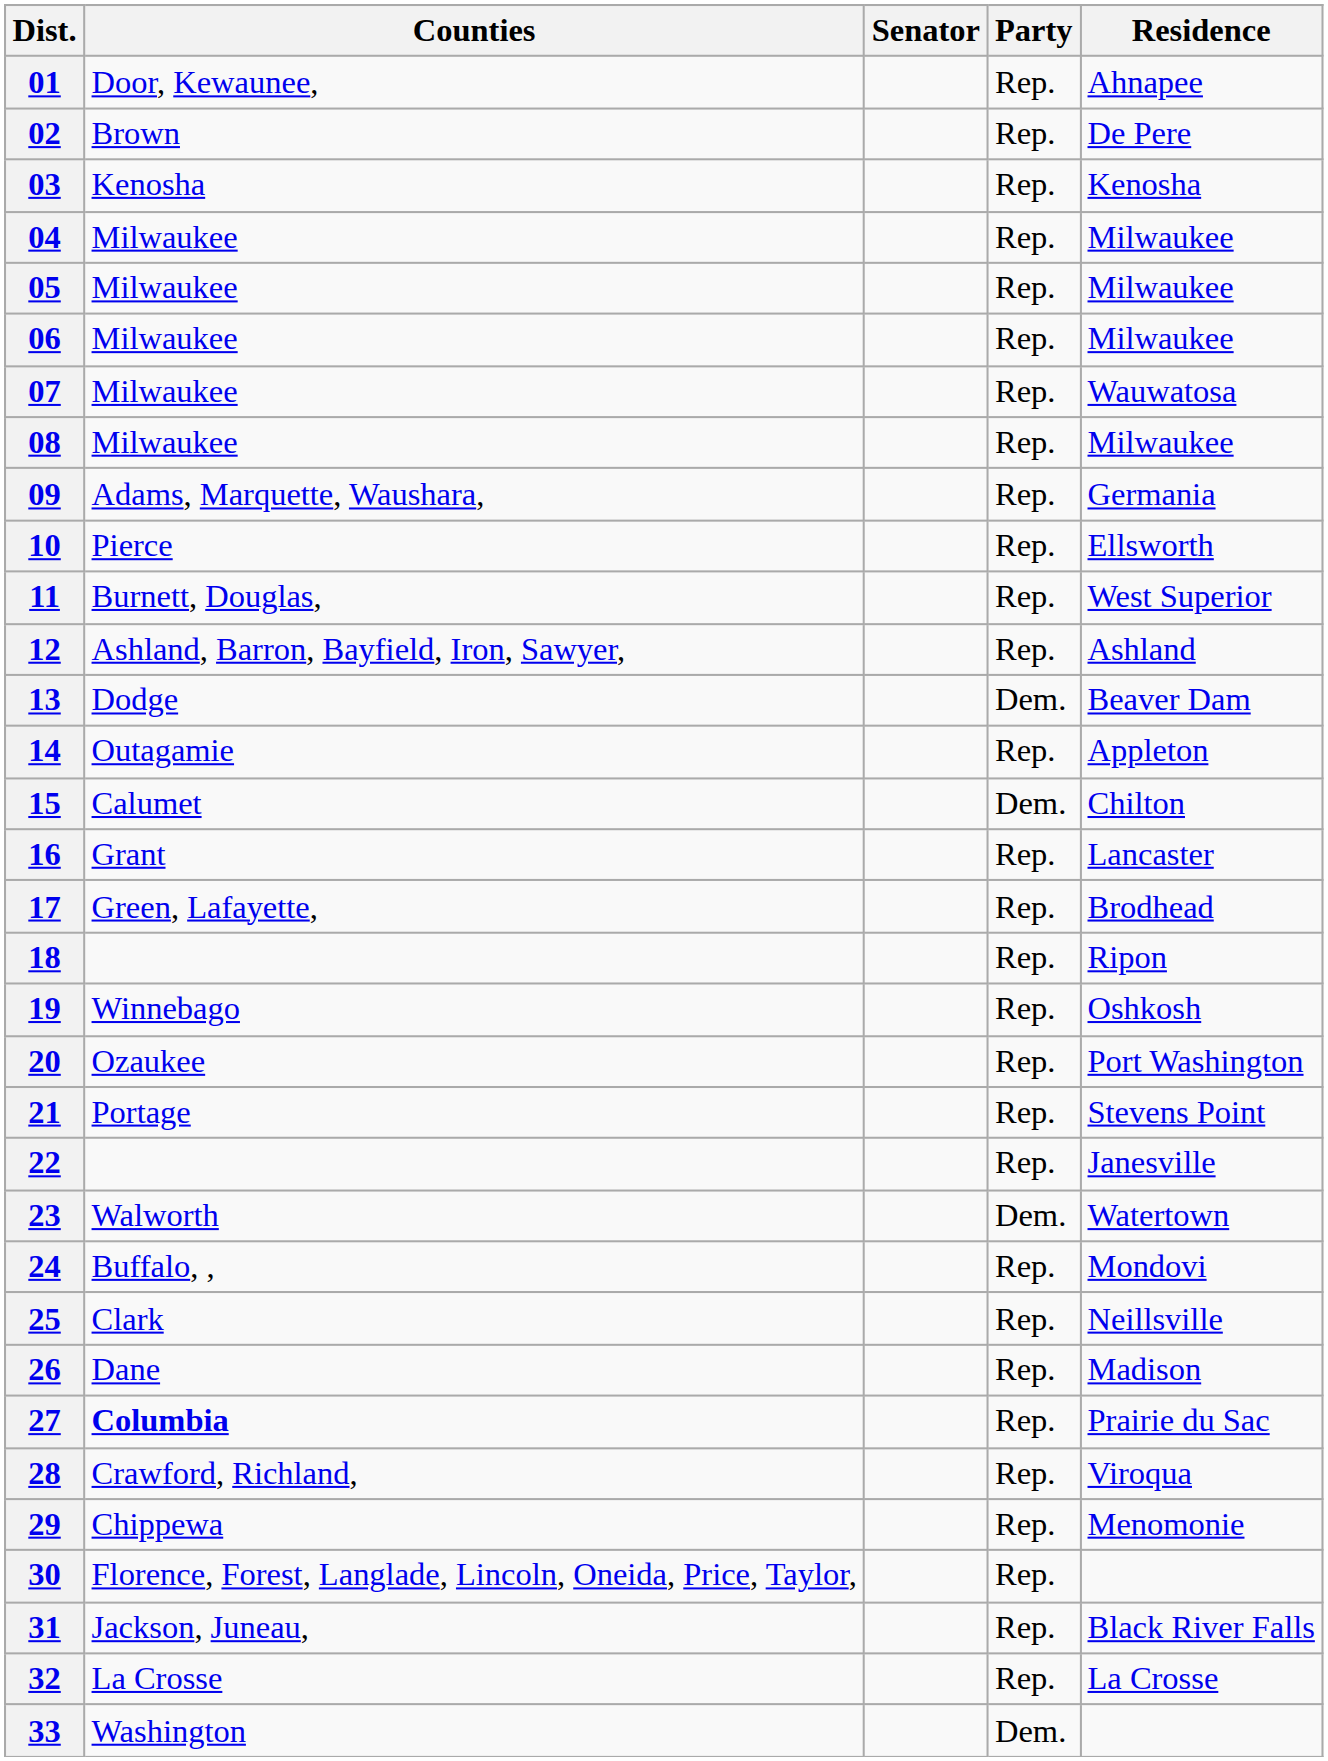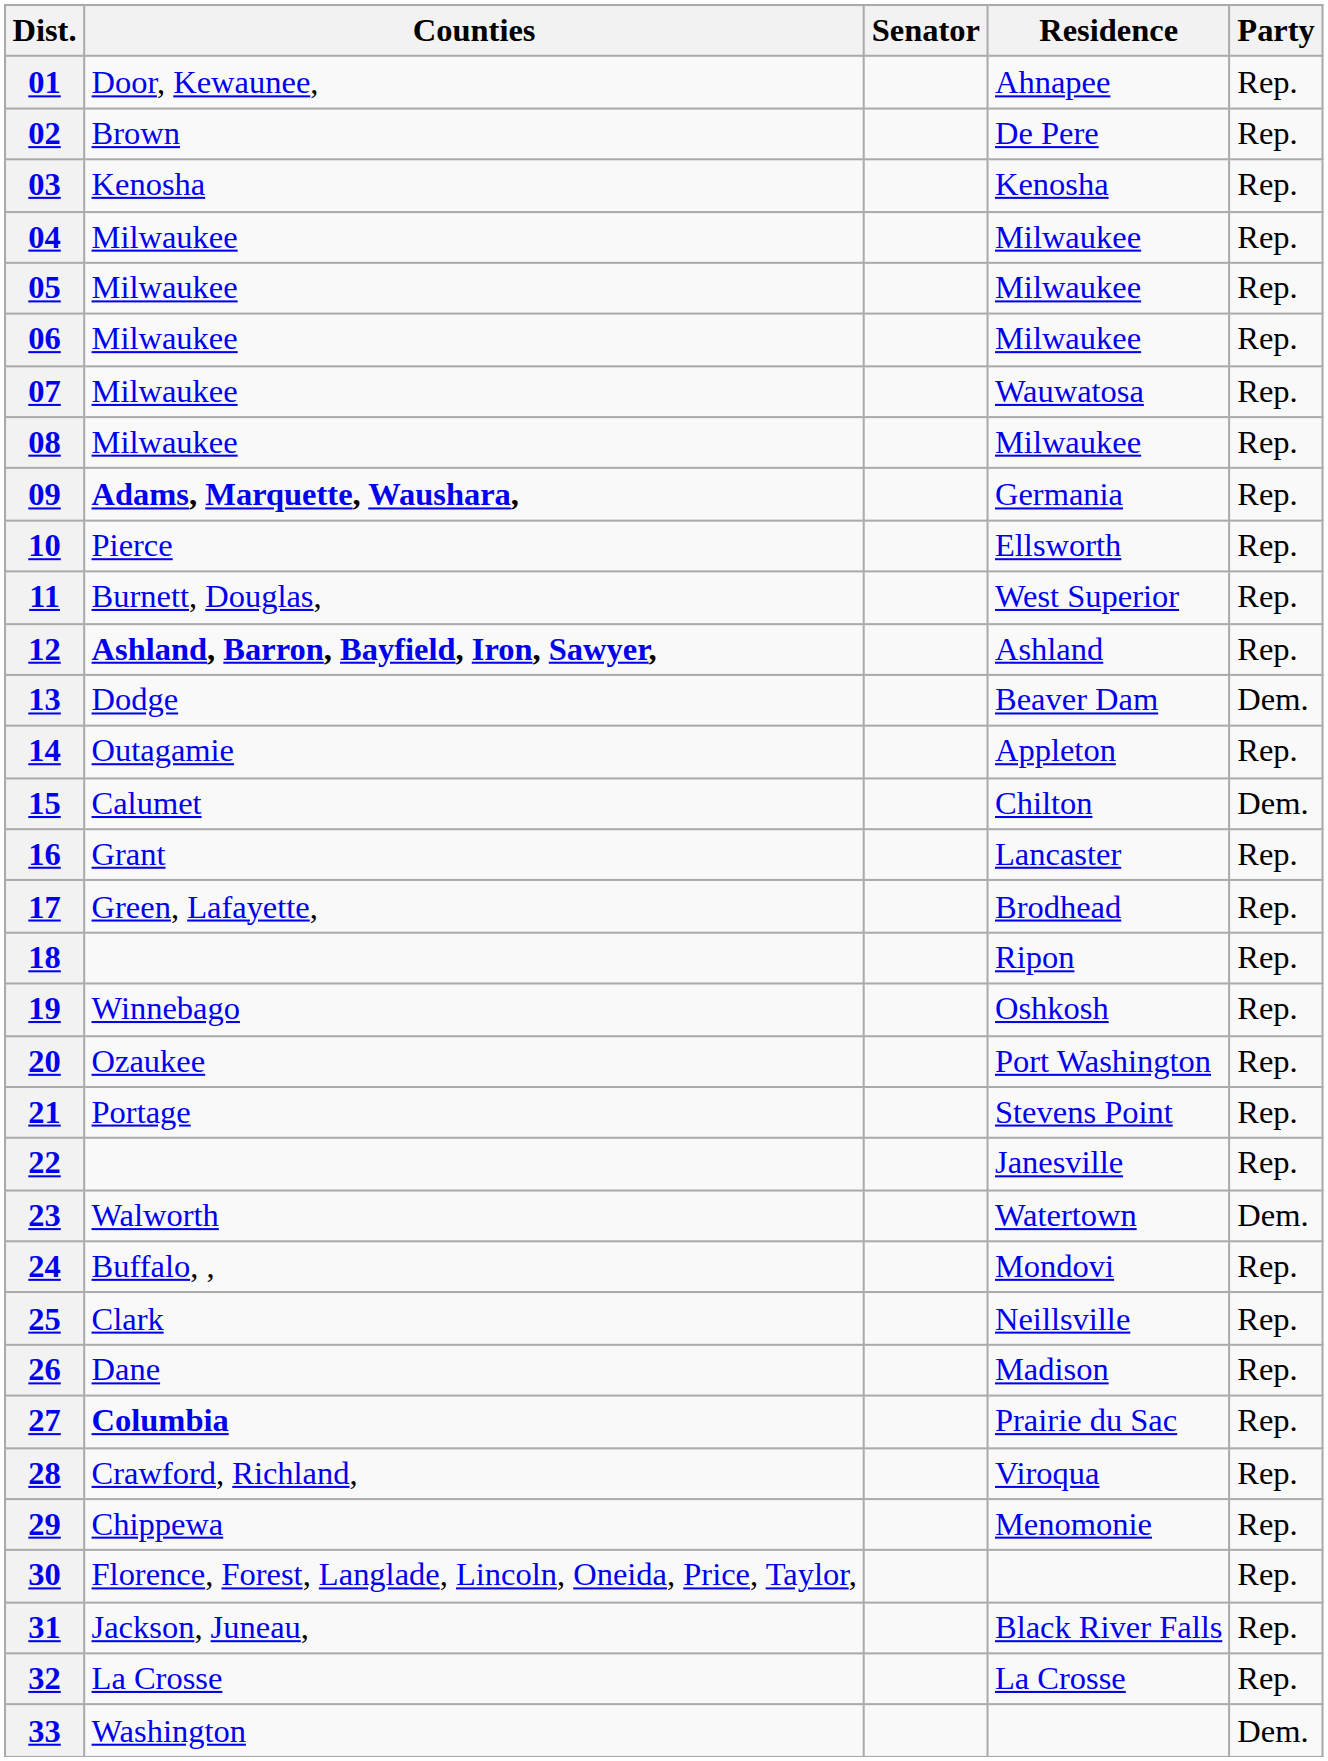columns swapped: (1201, 30) <-> (1034, 30)
(288, 493) normal -> (305, 493) bold
(358, 648) normal -> (374, 648) bold
